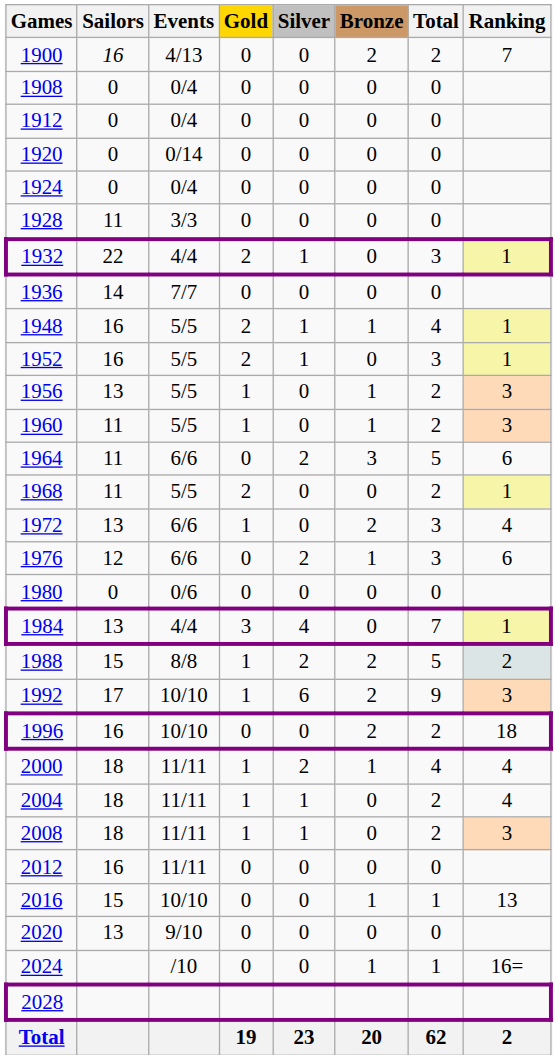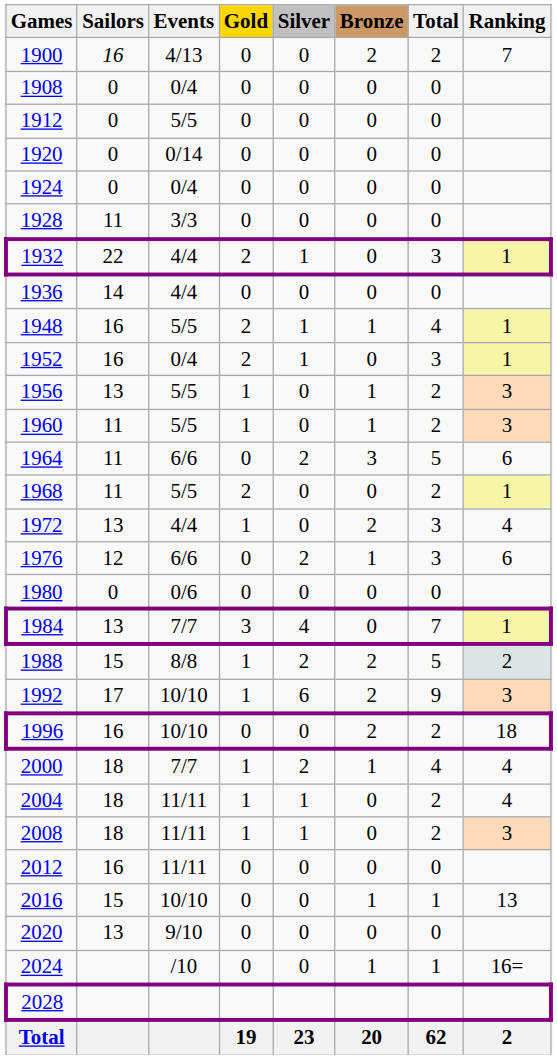(184, 120) 0/4 -> (184, 120) 5/5
(184, 292) 7/7 -> (184, 292) 4/4
(184, 358) 5/5 -> (184, 358) 0/4
(184, 524) 6/6 -> (184, 524) 4/4
(184, 626) 4/4 -> (184, 626) 7/7
(184, 766) 11/11 -> (184, 766) 7/7
